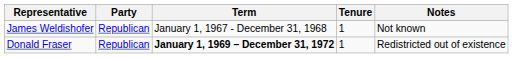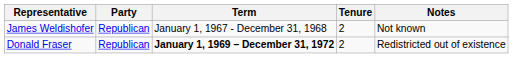(342, 28) 1 -> (342, 28) 2
(342, 45) 1 -> (342, 45) 2
